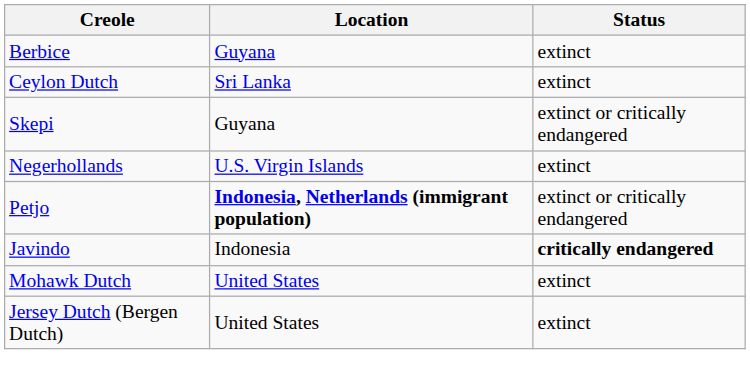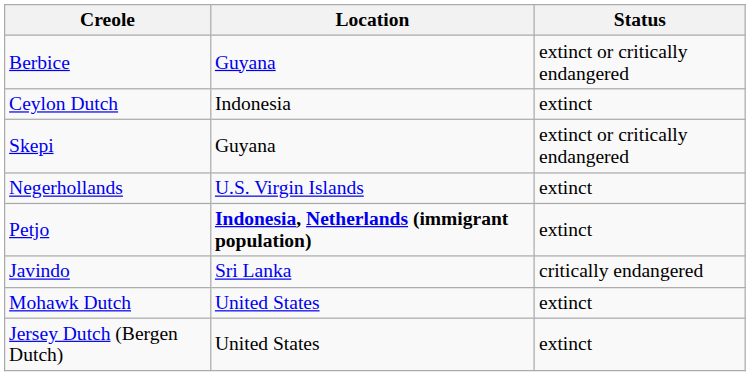(564, 50) extinct -> (613, 61) extinct or critically endangered
(253, 81) Sri Lanka -> (253, 103) Indonesia
(612, 207) extinct or critically endangered -> (566, 229) extinct
(252, 249) Indonesia -> (253, 271) Sri Lanka
(625, 249) bold -> (621, 271) normal
